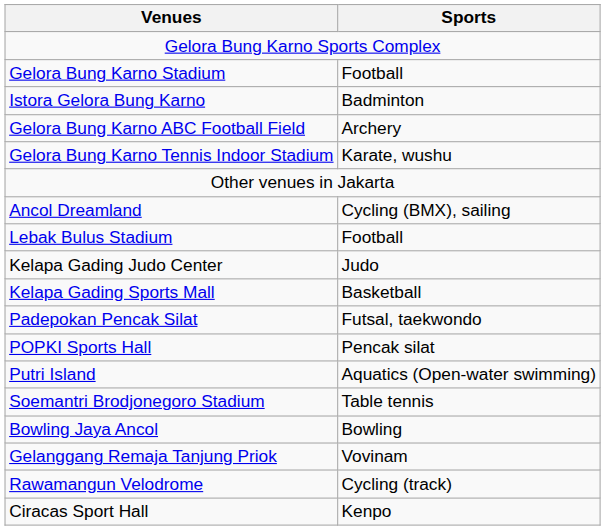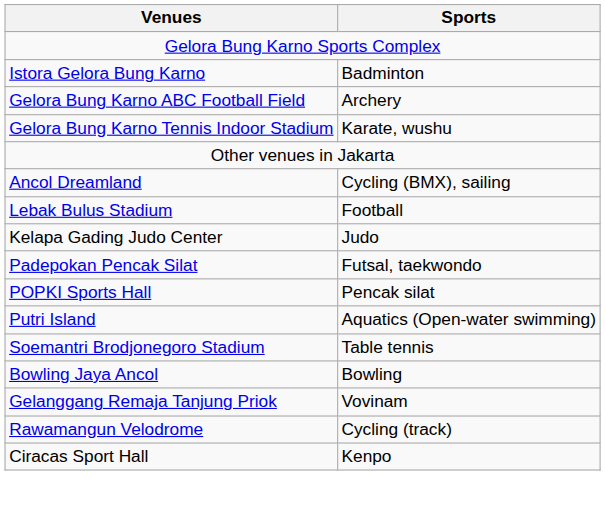- row: (117, 73)
- row: (112, 292)
